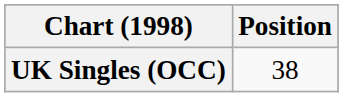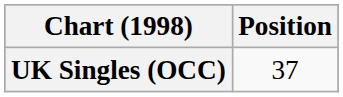(285, 69) 38 -> (285, 69) 37
